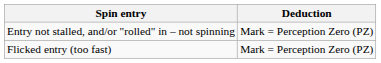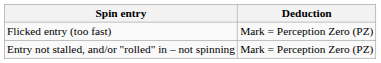rows swapped: (121, 31) <-> (59, 49)
